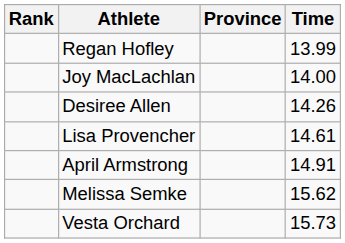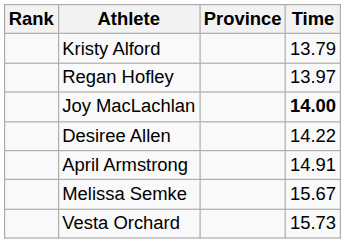+ row: (111, 48)
(313, 48) 13.99 -> (313, 77) 13.97
(313, 77) normal -> (313, 106) bold
(313, 106) 14.26 -> (313, 135) 14.22
- row: (129, 135)
(313, 194) 15.62 -> (313, 194) 15.67
